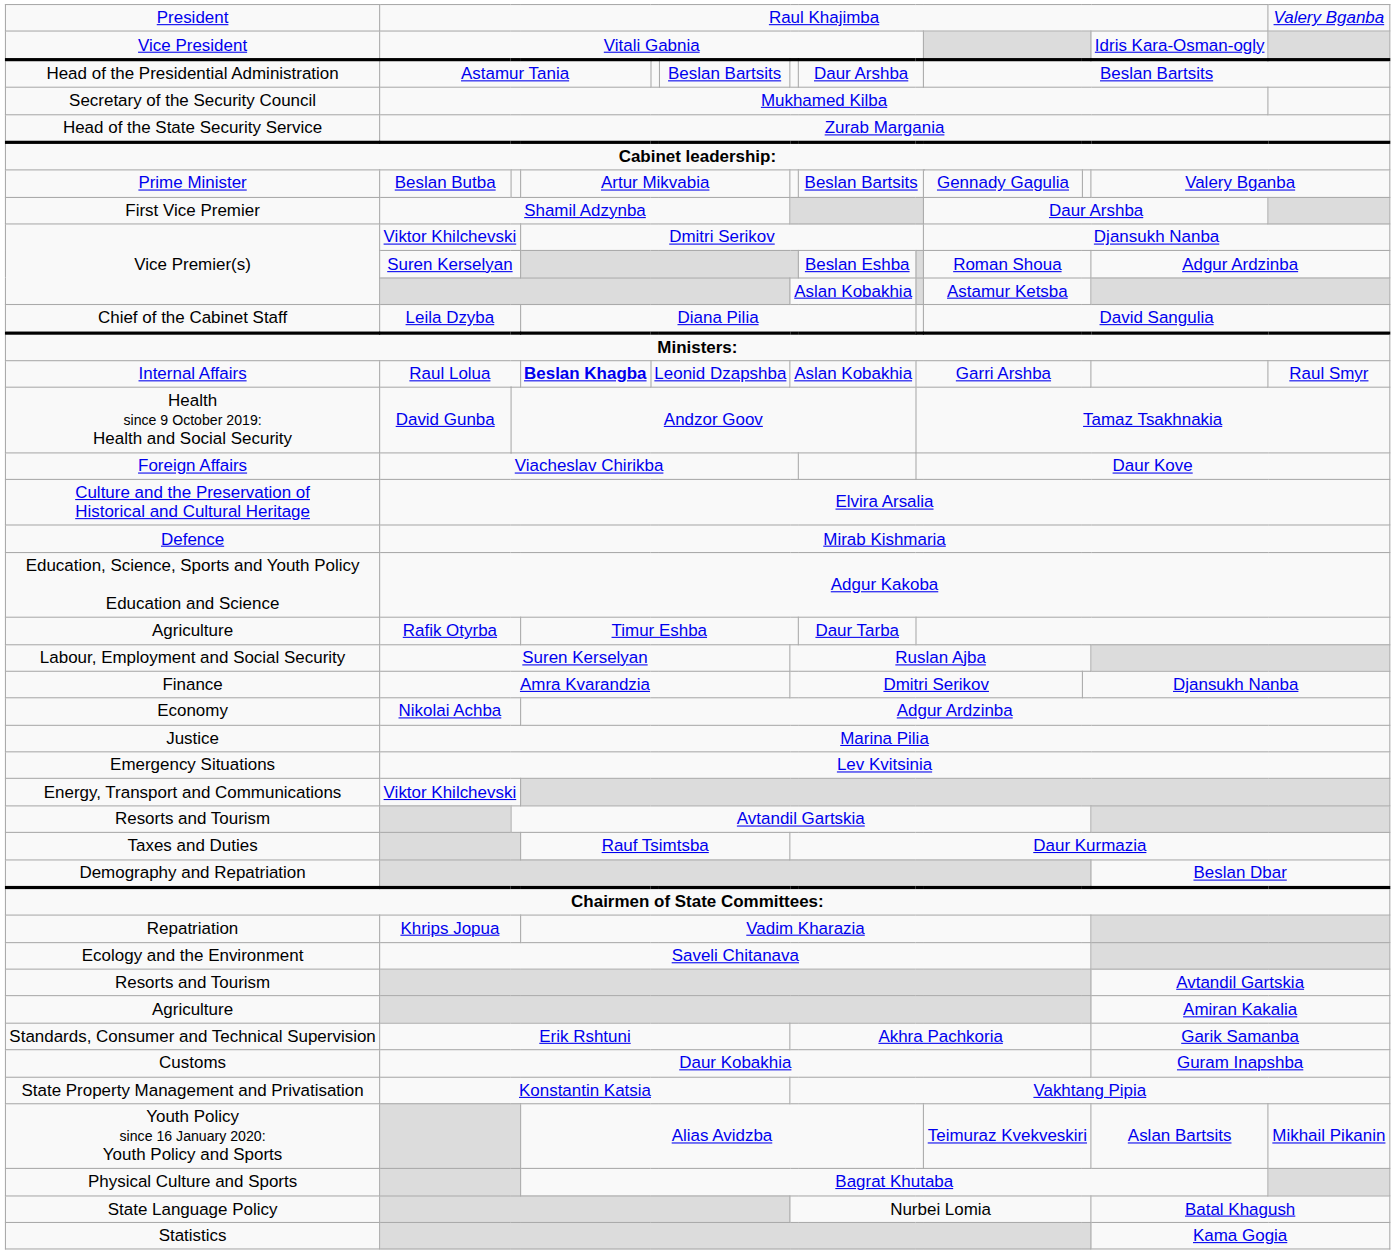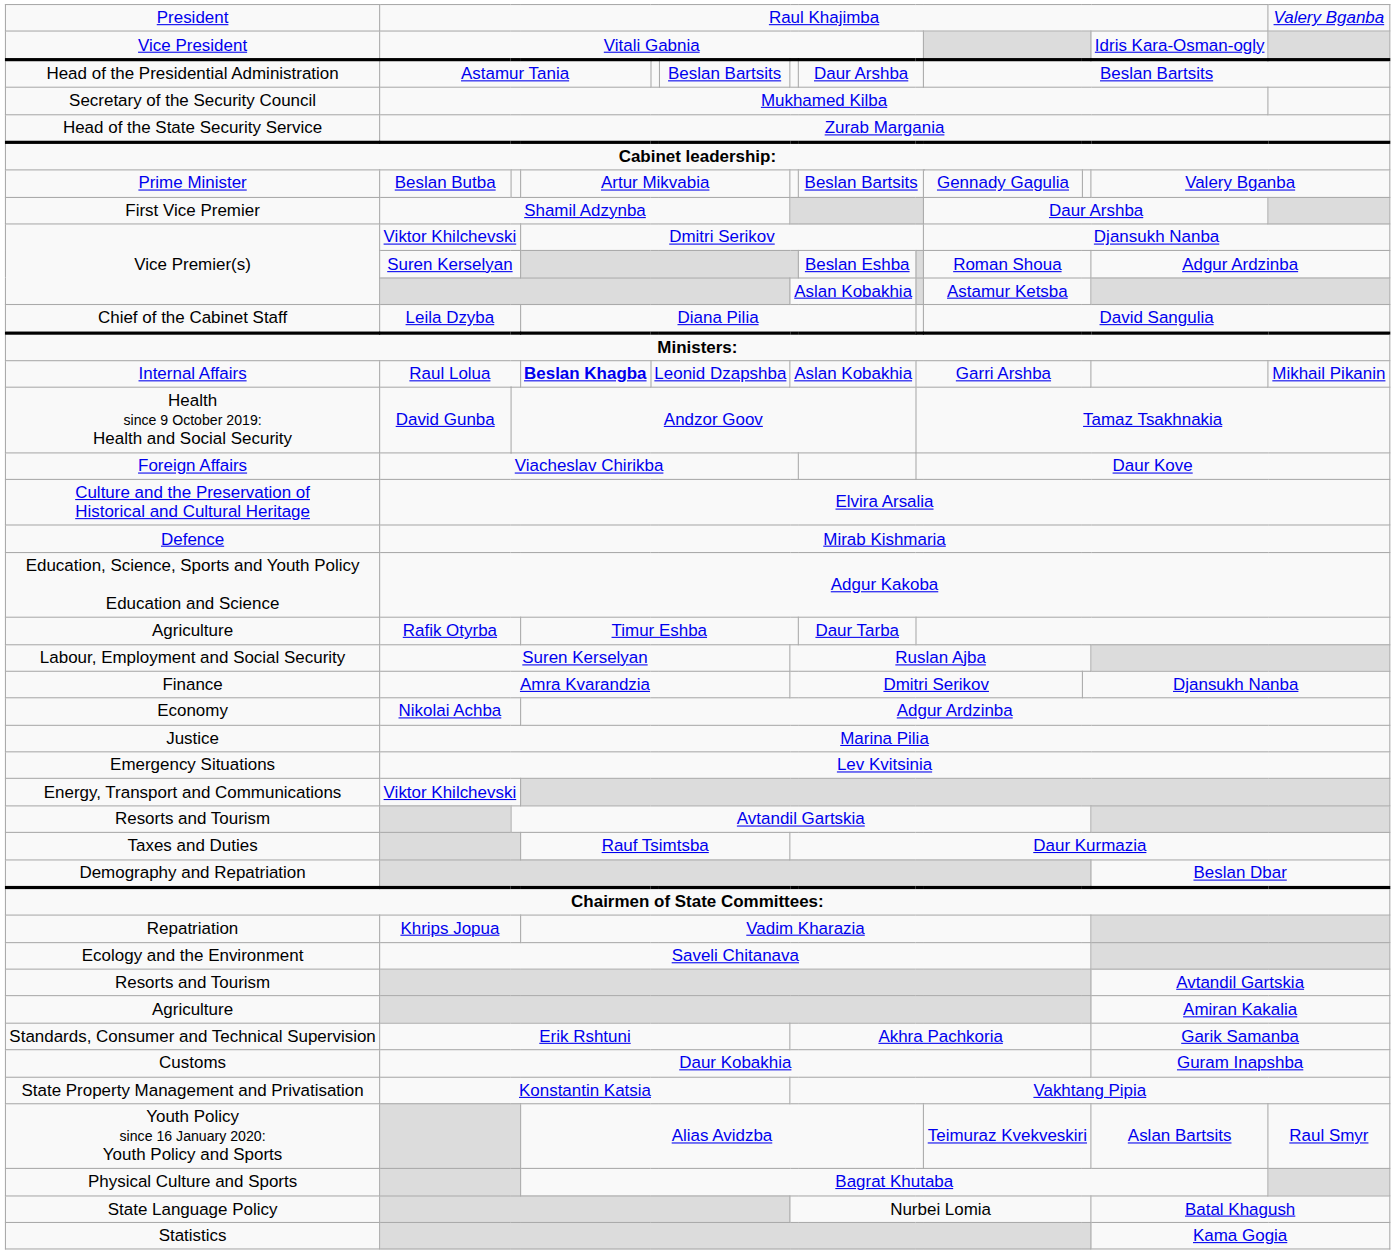(1329, 373) Raul Smyr -> (1329, 373) Mikhail Pikanin
(1329, 1136) Mikhail Pikanin -> (1329, 1136) Raul Smyr
